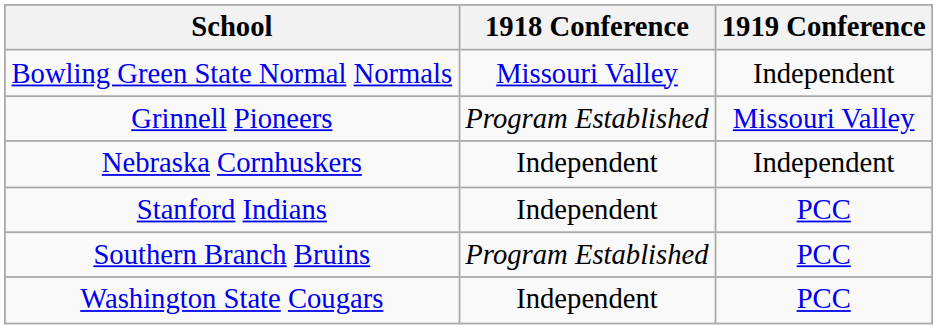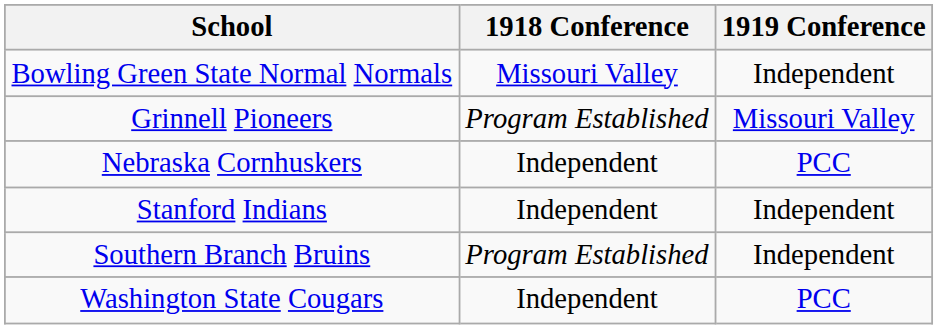(824, 163) Independent -> (824, 163) PCC
(824, 208) PCC -> (824, 208) Independent
(824, 254) PCC -> (824, 254) Independent
